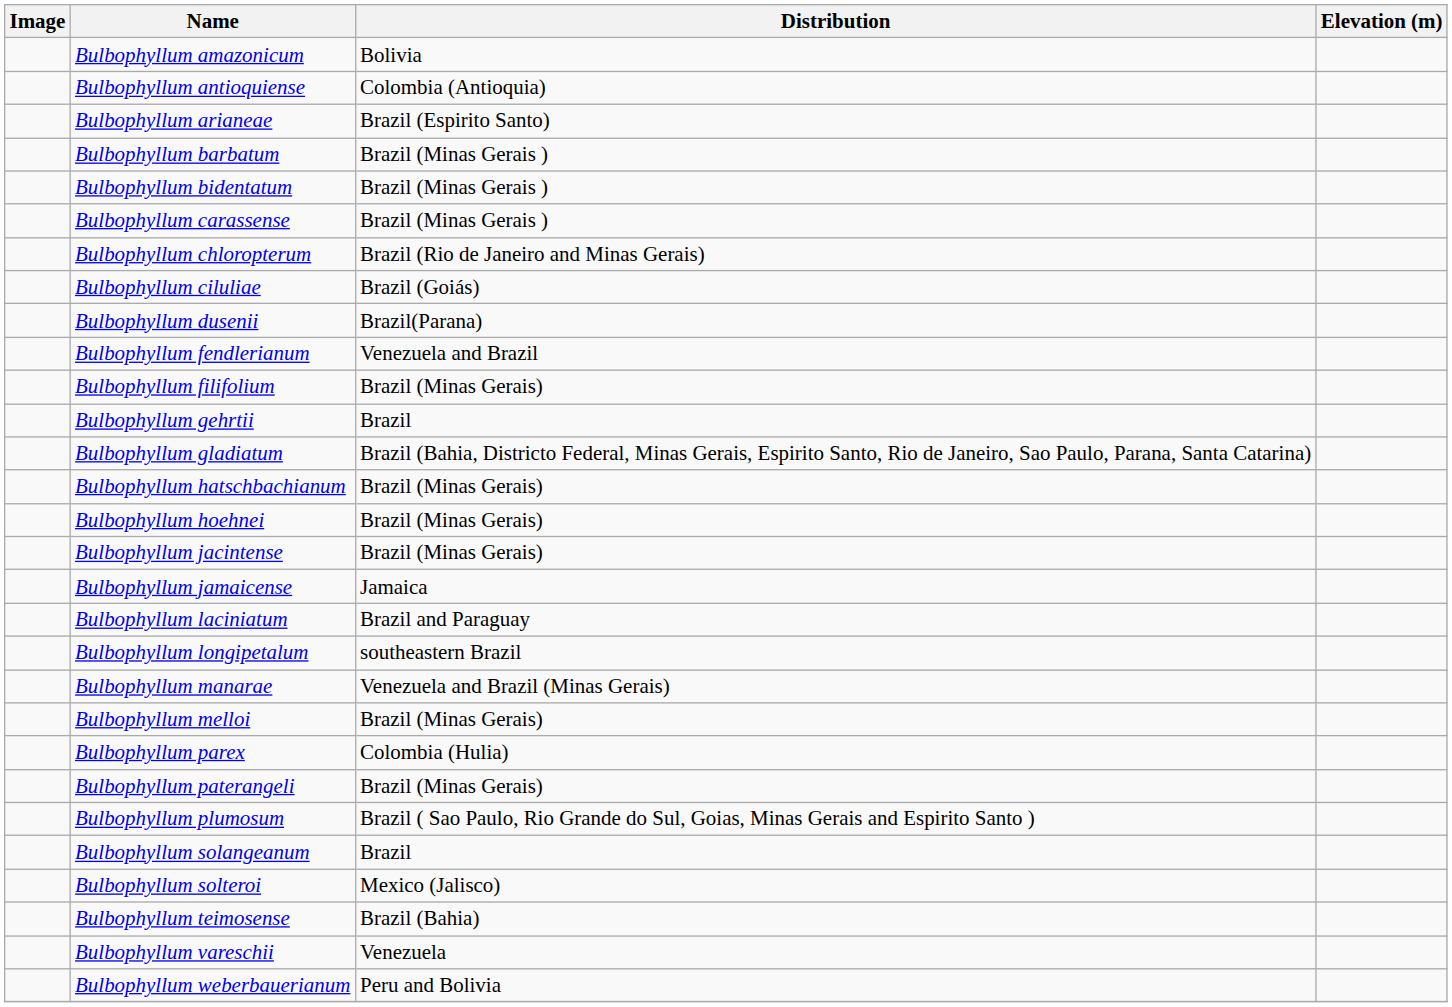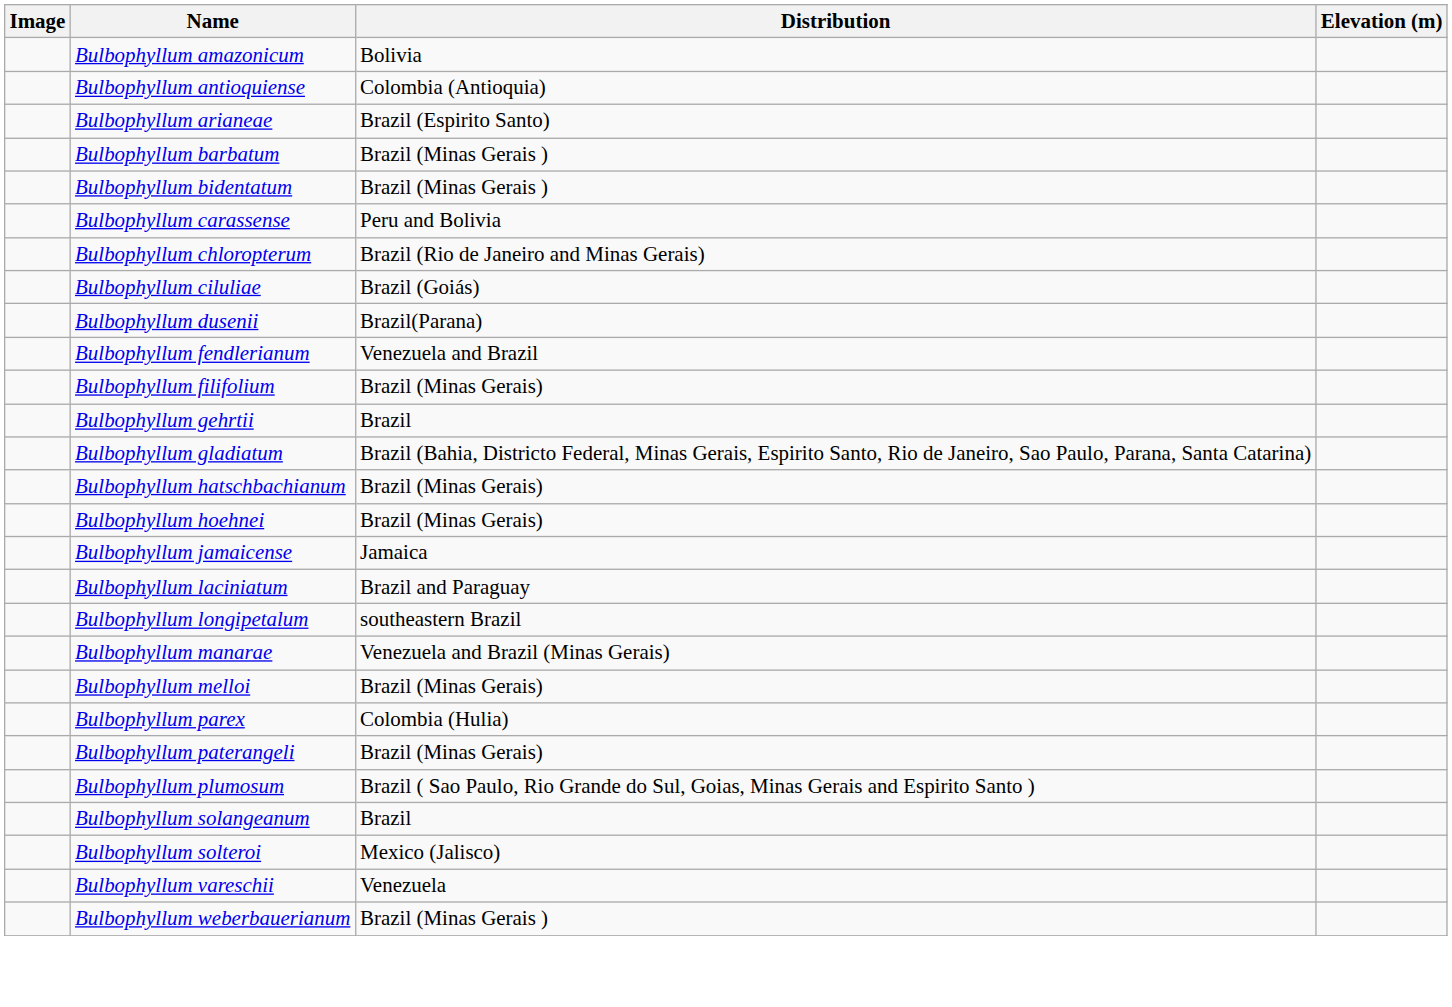(454, 220) Brazil (Minas Gerais ) -> (430, 220) Peru and Bolivia
- row: (179, 552)
- row: (182, 918)
(430, 985) Peru and Bolivia -> (454, 918) Brazil (Minas Gerais )
